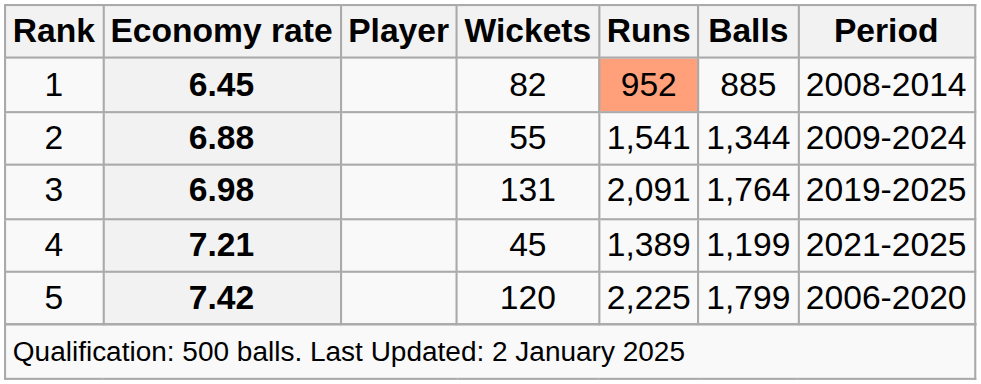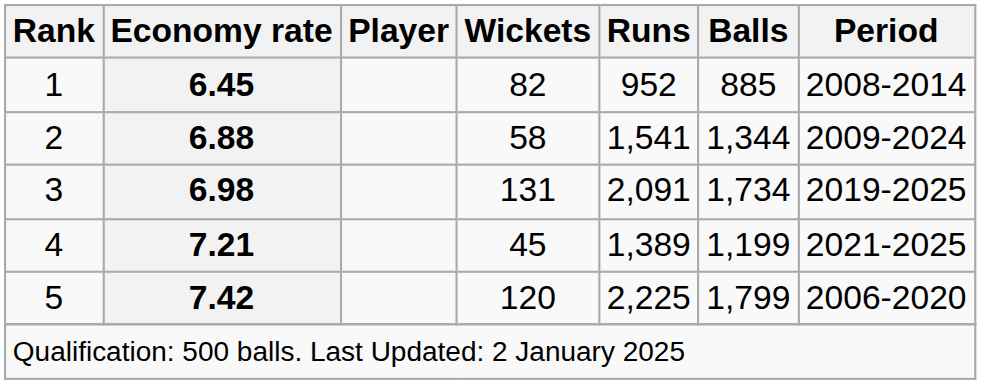(649, 84) lightsalmon background -> (649, 84) no background
(528, 137) 55 -> (528, 137) 58
(748, 191) 1,764 -> (748, 191) 1,734
